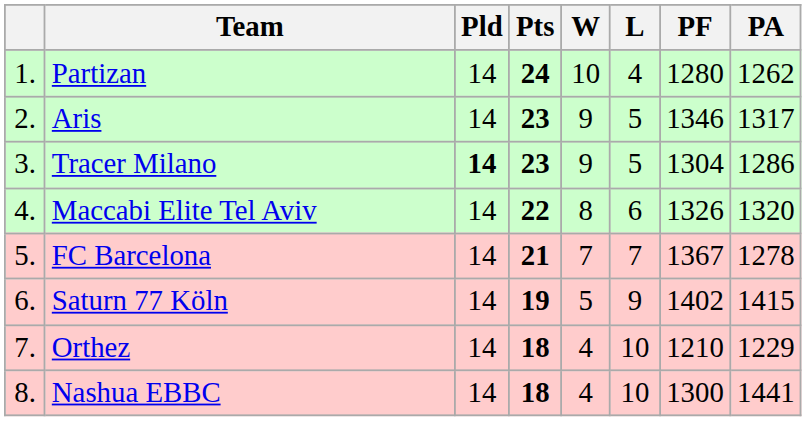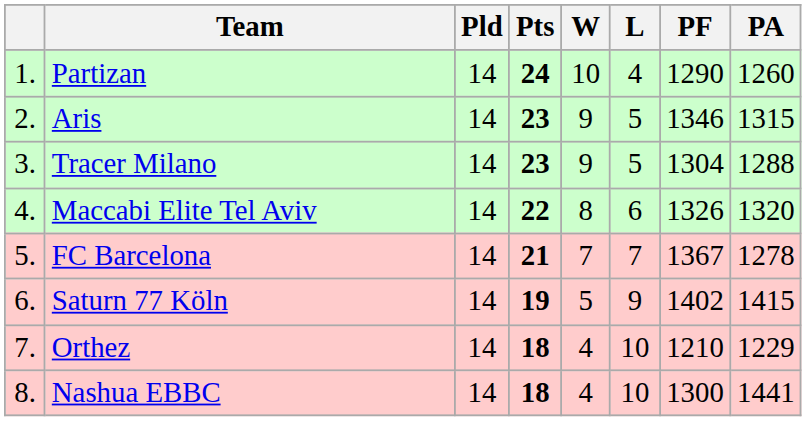(695, 73) 1280 -> (695, 73) 1290
(766, 73) 1262 -> (766, 73) 1260
(766, 118) 1317 -> (766, 118) 1315
(482, 164) bold -> (482, 164) normal
(766, 164) 1286 -> (766, 164) 1288
